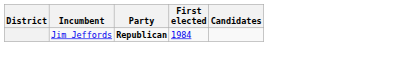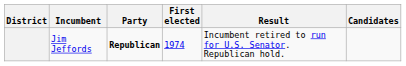+ column: (274, 21)
(181, 35) 1984 -> (174, 44) 1974
